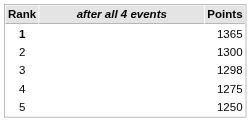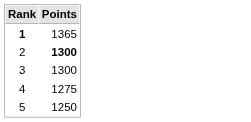- column: (122, 14)
(230, 52) normal -> (64, 52) bold
(230, 70) 1298 -> (64, 70) 1300
